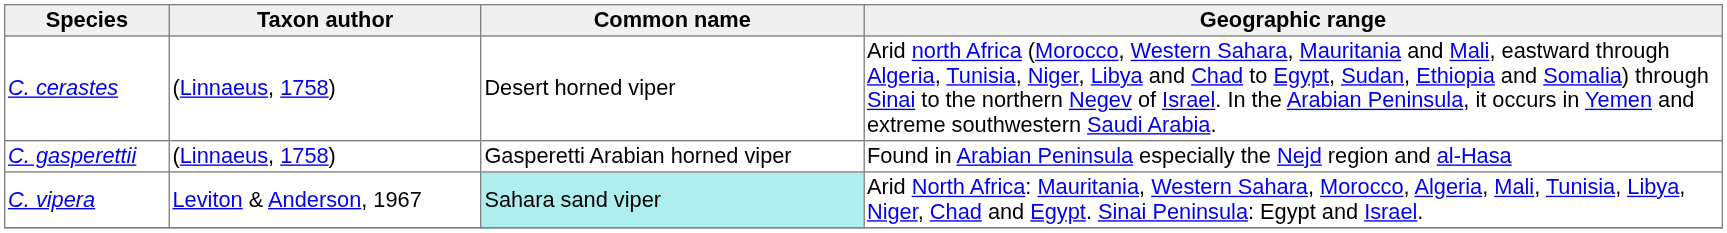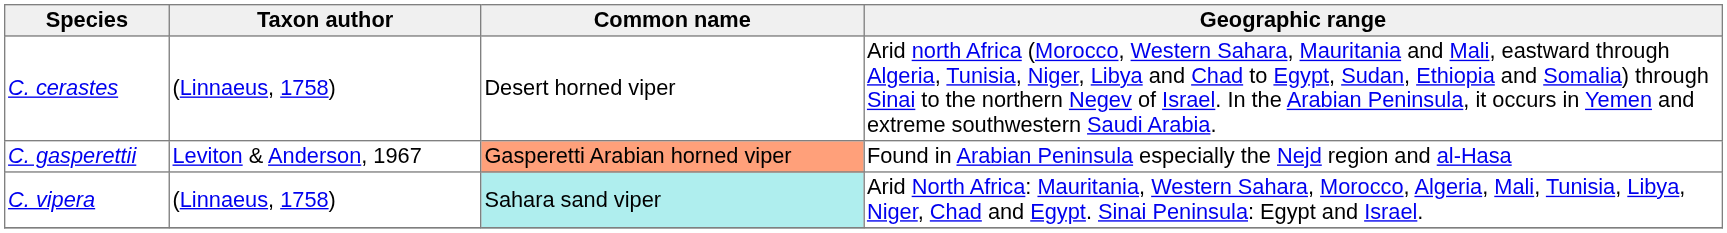(254, 156) (Linnaeus, 1758) -> (297, 156) Leviton & Anderson, 1967
(638, 156) no background -> (638, 156) lightsalmon background
(297, 199) Leviton & Anderson, 1967 -> (254, 199) (Linnaeus, 1758)
